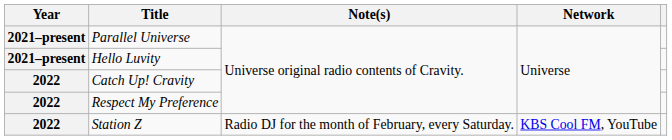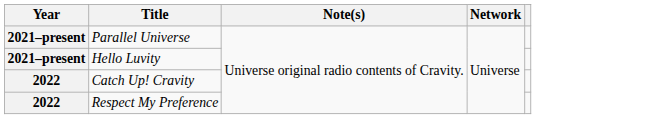- row: (117, 124)
